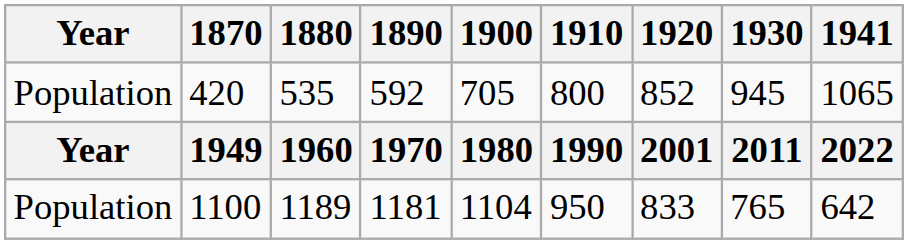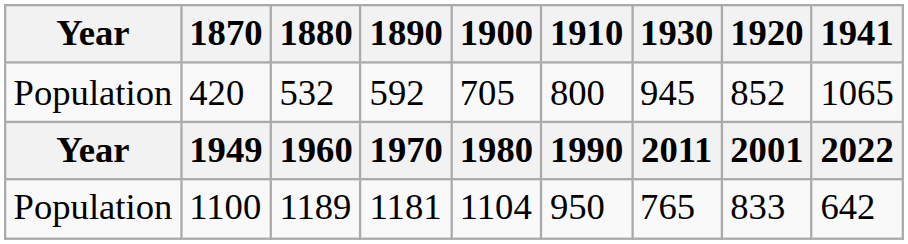columns swapped: (677, 33) <-> (767, 33)
(307, 91) 535 -> (307, 91) 532
